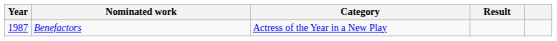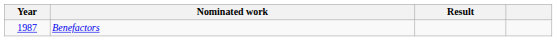- column: (360, 12)
